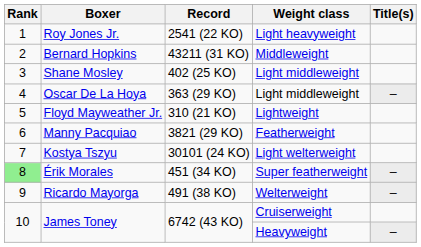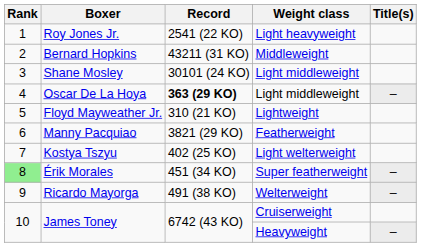(202, 73) 402 (25 KO) -> (209, 73) 30101 (24 KO)
(202, 93) normal -> (202, 93) bold
(209, 152) 30101 (24 KO) -> (202, 152) 402 (25 KO)
